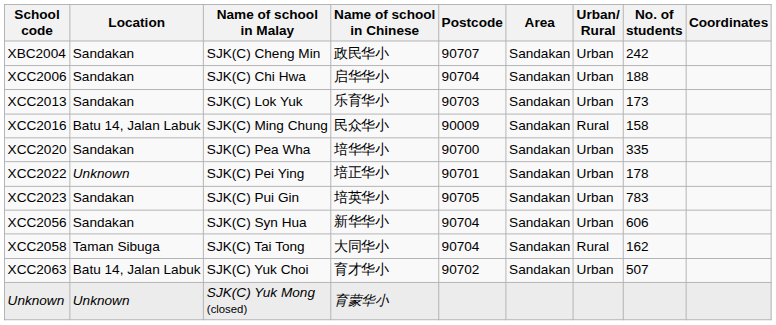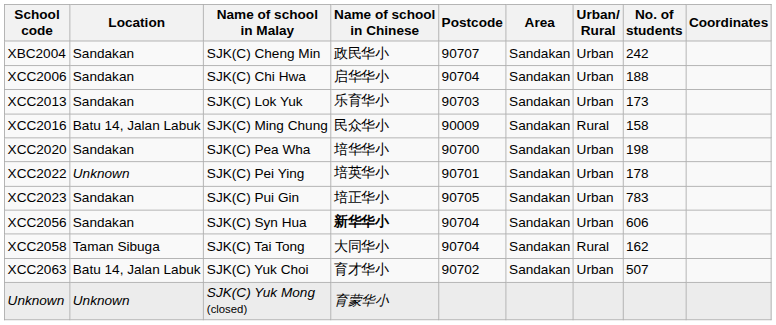(637, 149) 335 -> (637, 149) 198
(361, 173) 培正华小 -> (361, 173) 培英华小
(361, 197) 培英华小 -> (361, 197) 培正华小
(361, 221) normal -> (361, 221) bold
